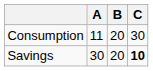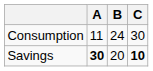(117, 35) 20 -> (117, 35) 24
(97, 55) normal -> (97, 55) bold
